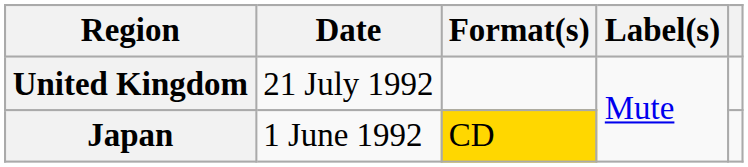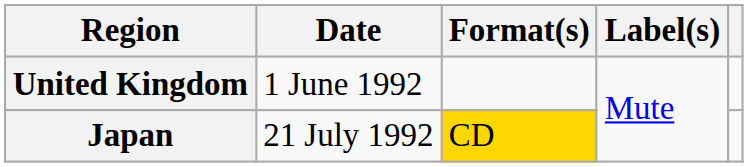(348, 82) 21 July 1992 -> (343, 82) 1 June 1992
(343, 135) 1 June 1992 -> (348, 135) 21 July 1992
